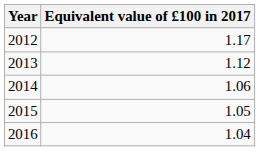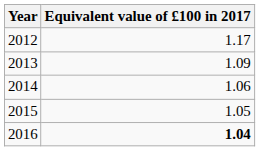(238, 63) 1.12 -> (238, 63) 1.09
(238, 134) normal -> (238, 134) bold
